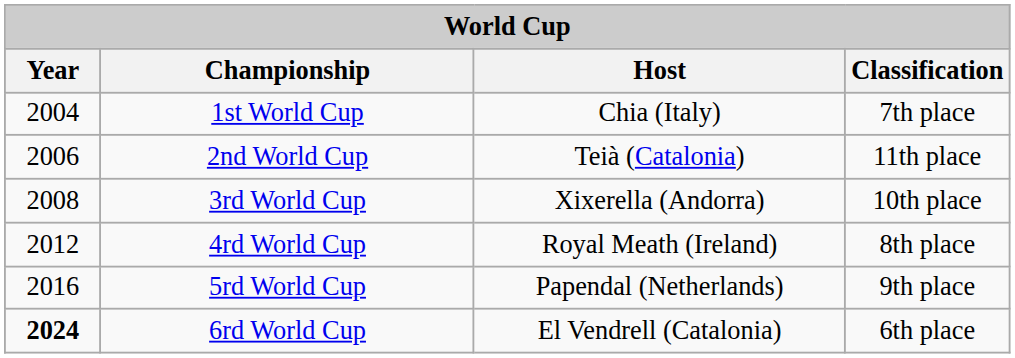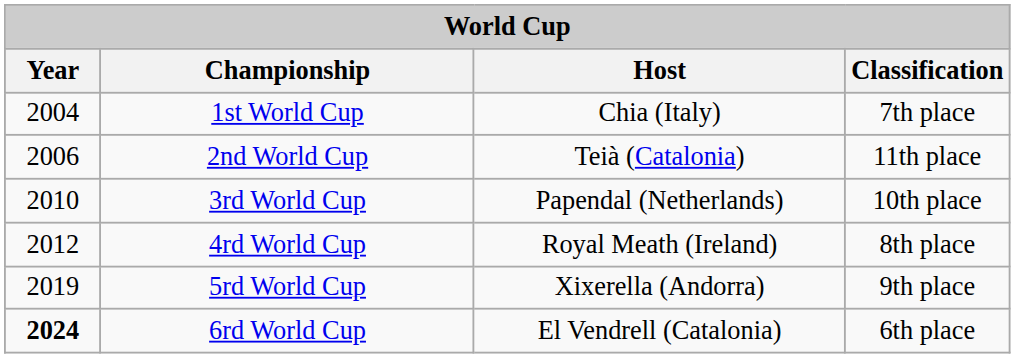(53, 200) 2008 -> (53, 200) 2010
(660, 200) Xixerella (Andorra) -> (660, 200) Papendal (Netherlands)
(53, 287) 2016 -> (53, 287) 2019
(660, 287) Papendal (Netherlands) -> (660, 287) Xixerella (Andorra)
